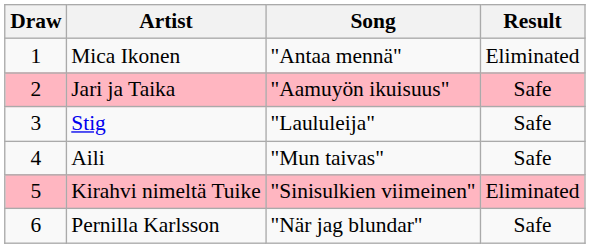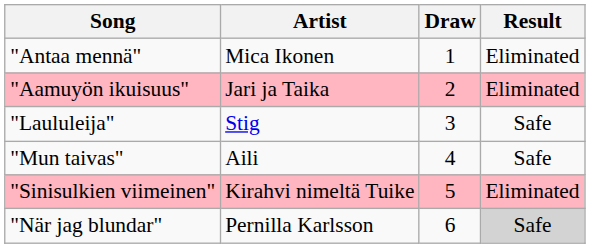columns swapped: (36, 21) <-> (373, 21)
(533, 89) Safe -> (533, 89) Eliminated
(533, 225) no background -> (533, 225) lightgrey background
